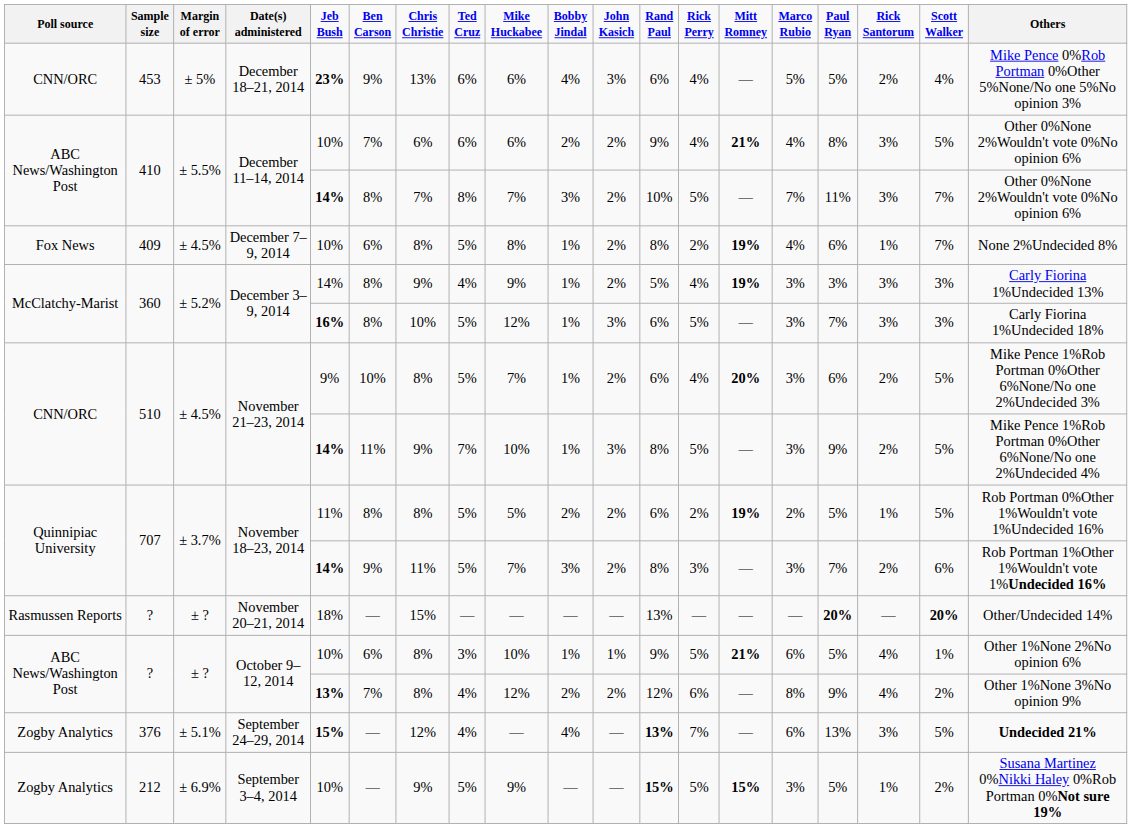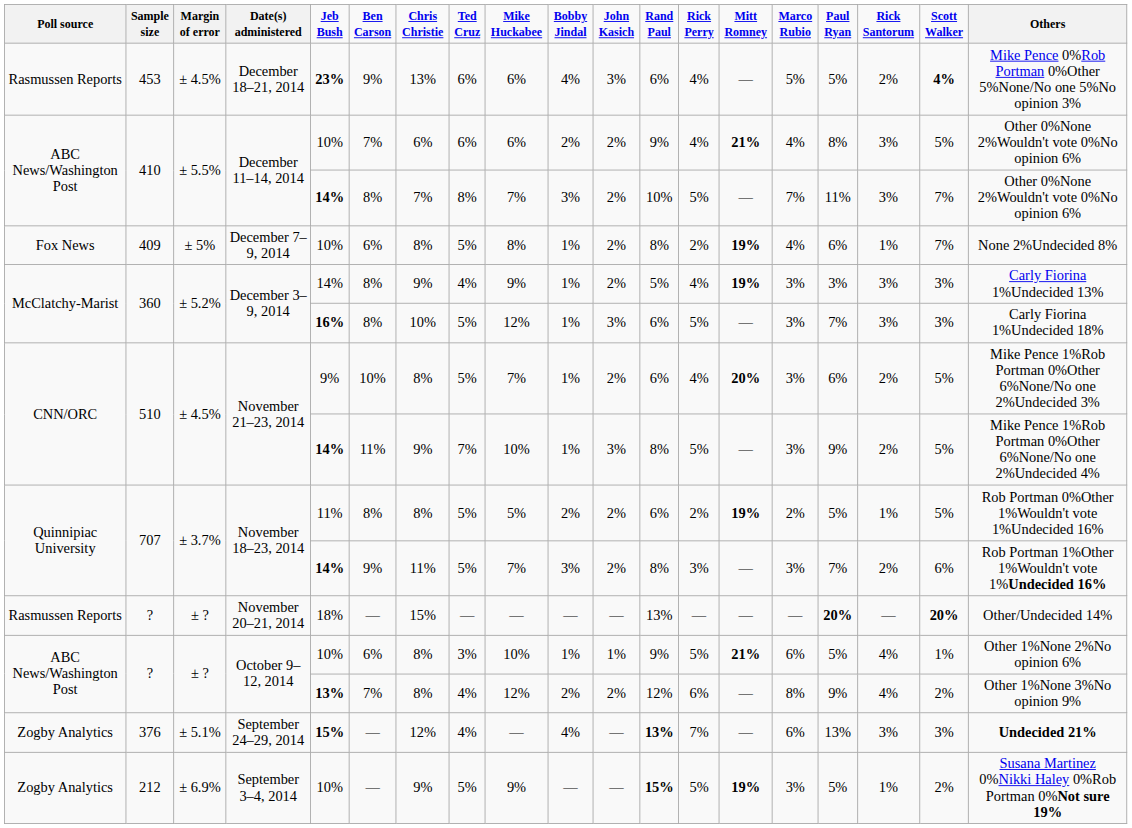(65, 79) CNN/ORC -> (65, 79) Rasmussen Reports
(200, 79) ± 5% -> (200, 79) ± 4.5%
(944, 79) normal -> (944, 79) bold
(200, 244) ± 4.5% -> (200, 244) ± 5%
(944, 732) 5% -> (944, 732) 3%
(746, 787) 15% -> (746, 787) 19%
